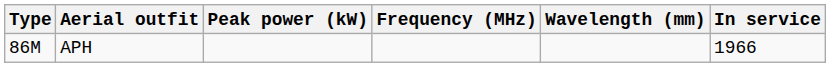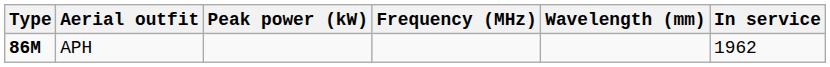(25, 48) normal -> (25, 48) bold
(735, 48) 1966 -> (735, 48) 1962
